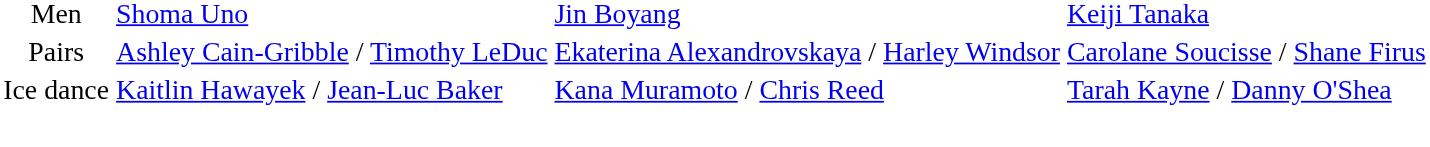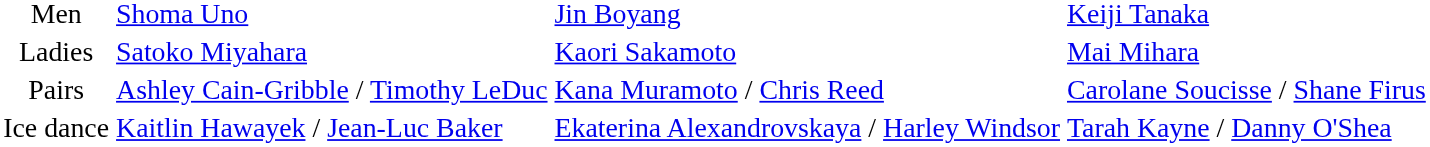+ row: (56, 51)
(807, 51) Ekaterina Alexandrovskaya / Harley Windsor -> (719, 90) Kana Muramoto / Chris Reed
(719, 90) Kana Muramoto / Chris Reed -> (807, 128) Ekaterina Alexandrovskaya / Harley Windsor
